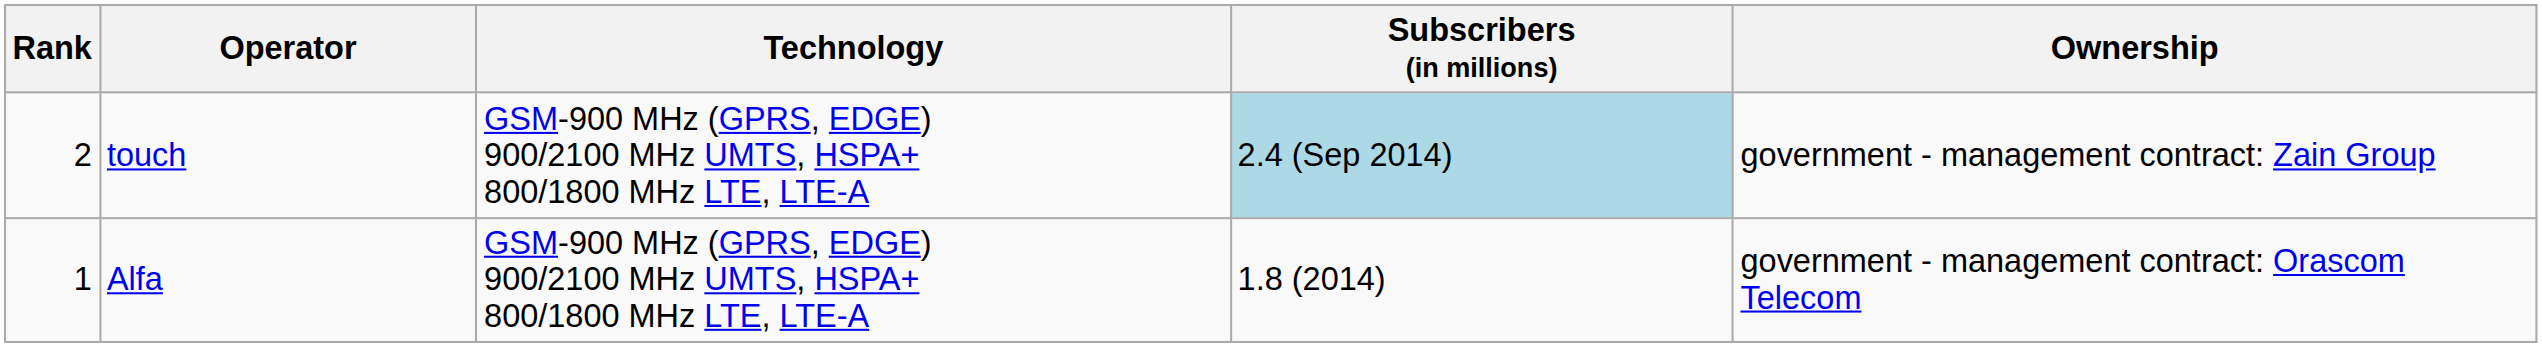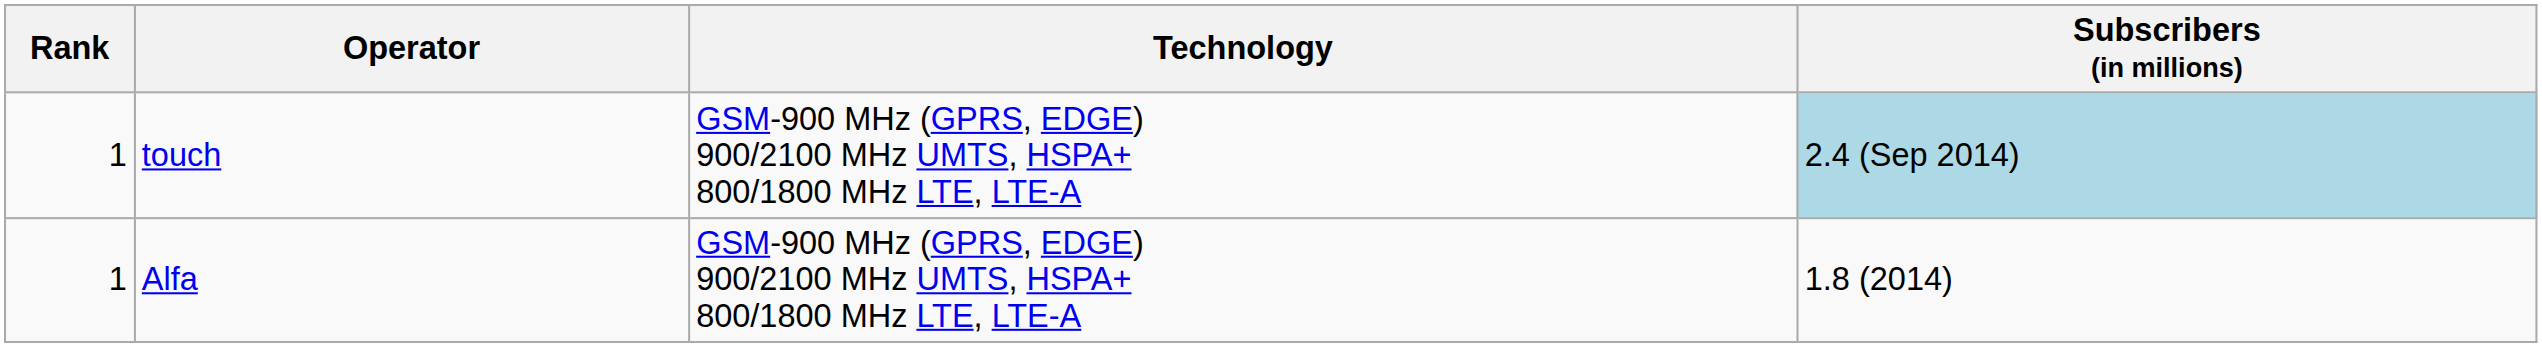- column: (2135, 48)
(83, 154) 2 -> (118, 154) 1
